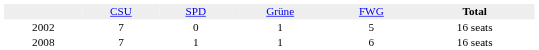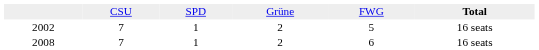(196, 27) 0 -> (196, 27) 1
(280, 27) 1 -> (280, 27) 2
(280, 42) 1 -> (280, 42) 2
